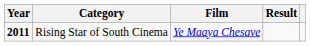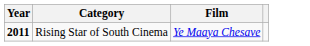- column: (281, 13)
